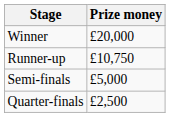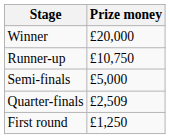(109, 101) £2,500 -> (109, 101) £2,509
+ row: (38, 123)
